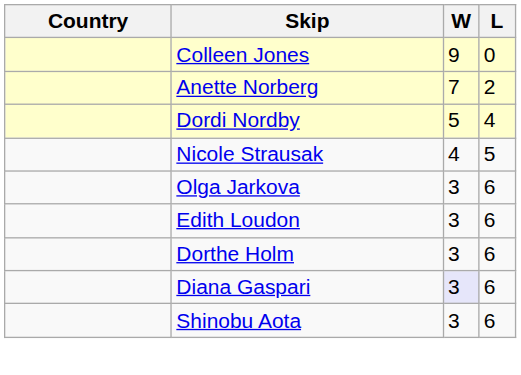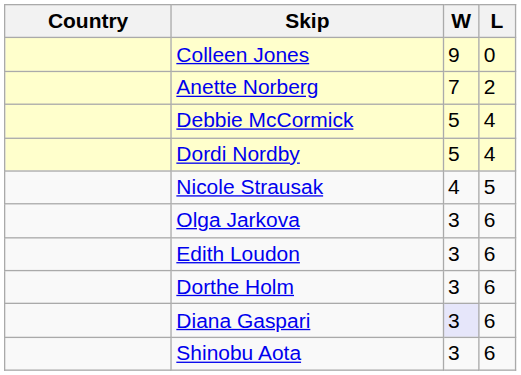+ row: (265, 120)
